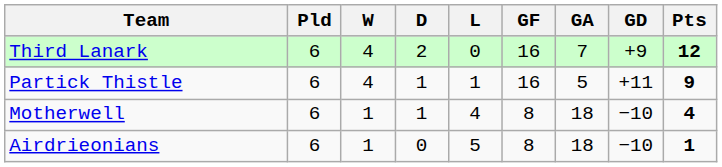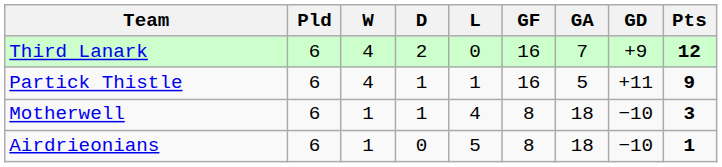(689, 114) 4 -> (689, 114) 3
